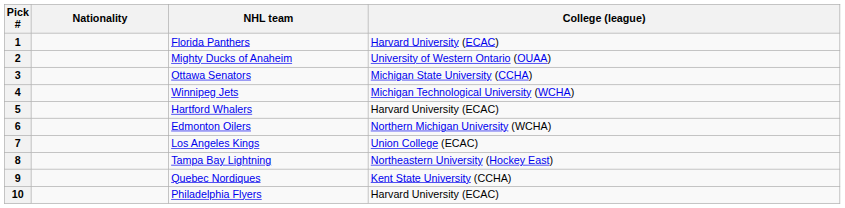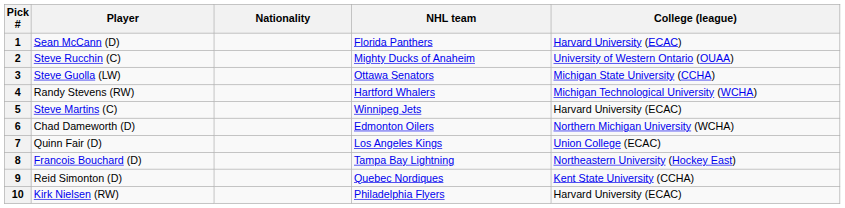+ column: (123, 19)
(205, 93) Winnipeg Jets -> (395, 93) Hartford Whalers
(212, 110) Hartford Whalers -> (388, 110) Winnipeg Jets
